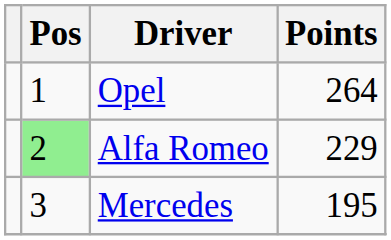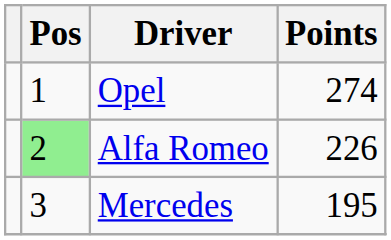(352, 90) 264 -> (352, 90) 274
(352, 148) 229 -> (352, 148) 226
